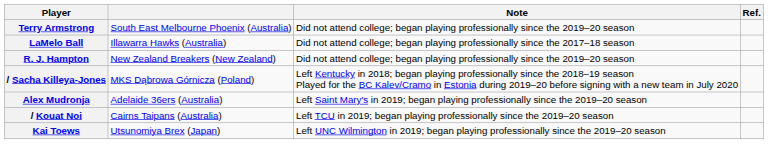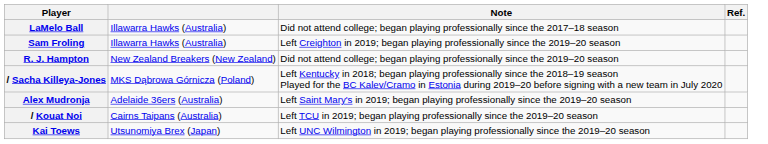- row: (56, 28)
+ row: (56, 43)
